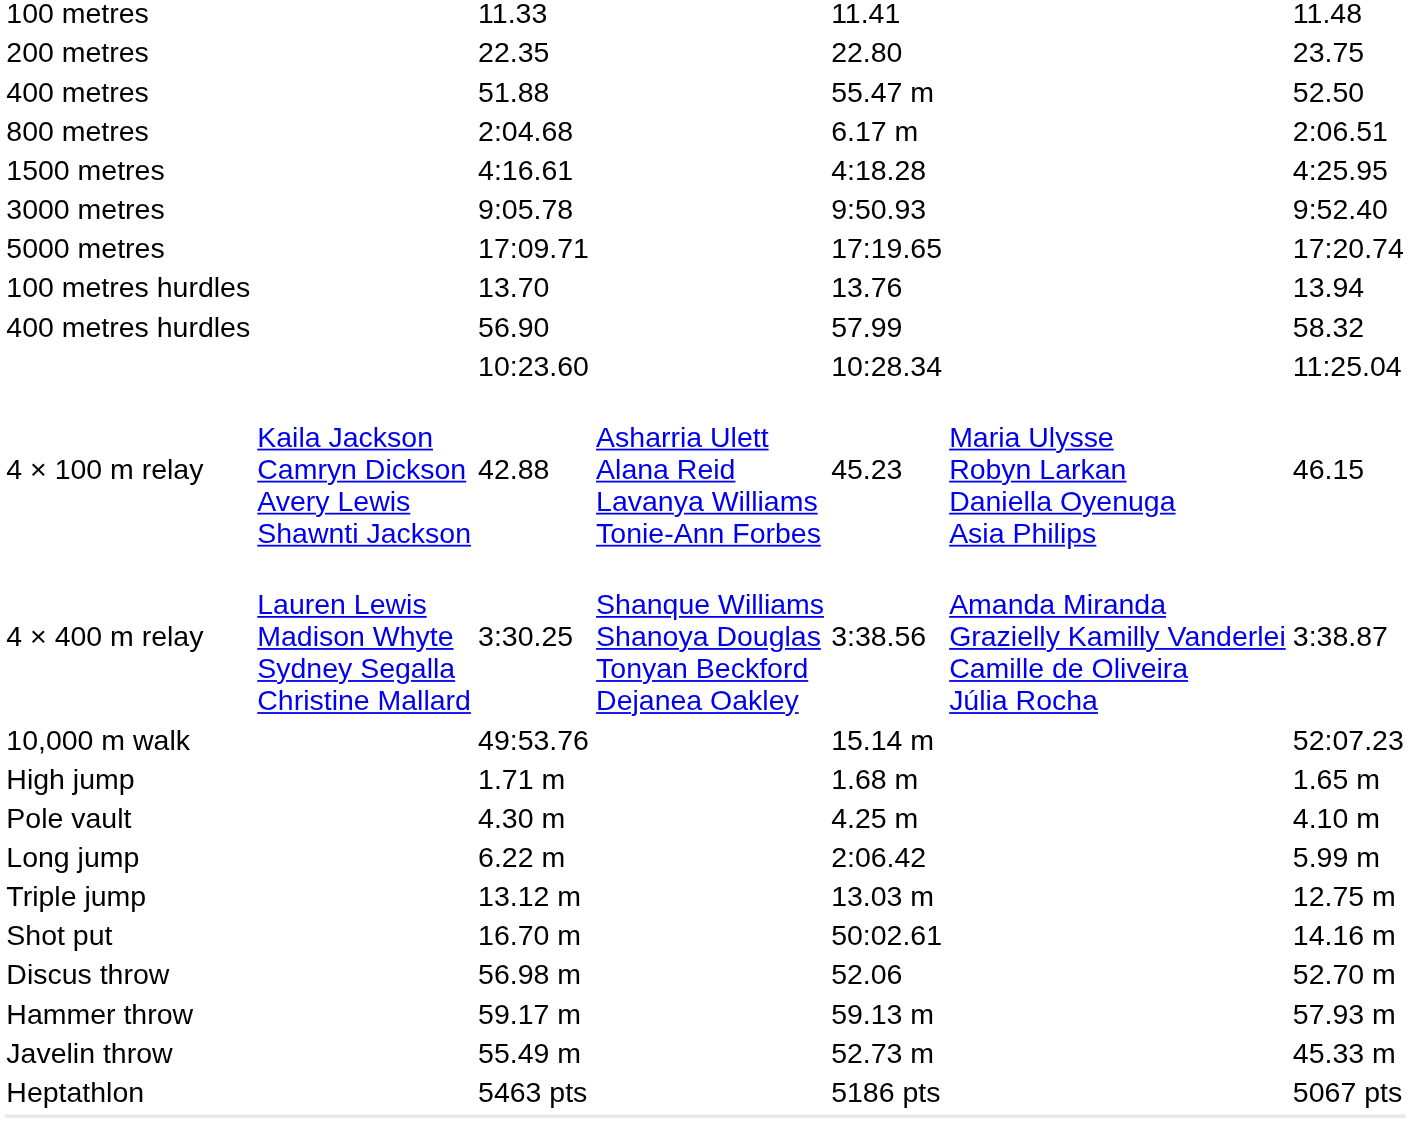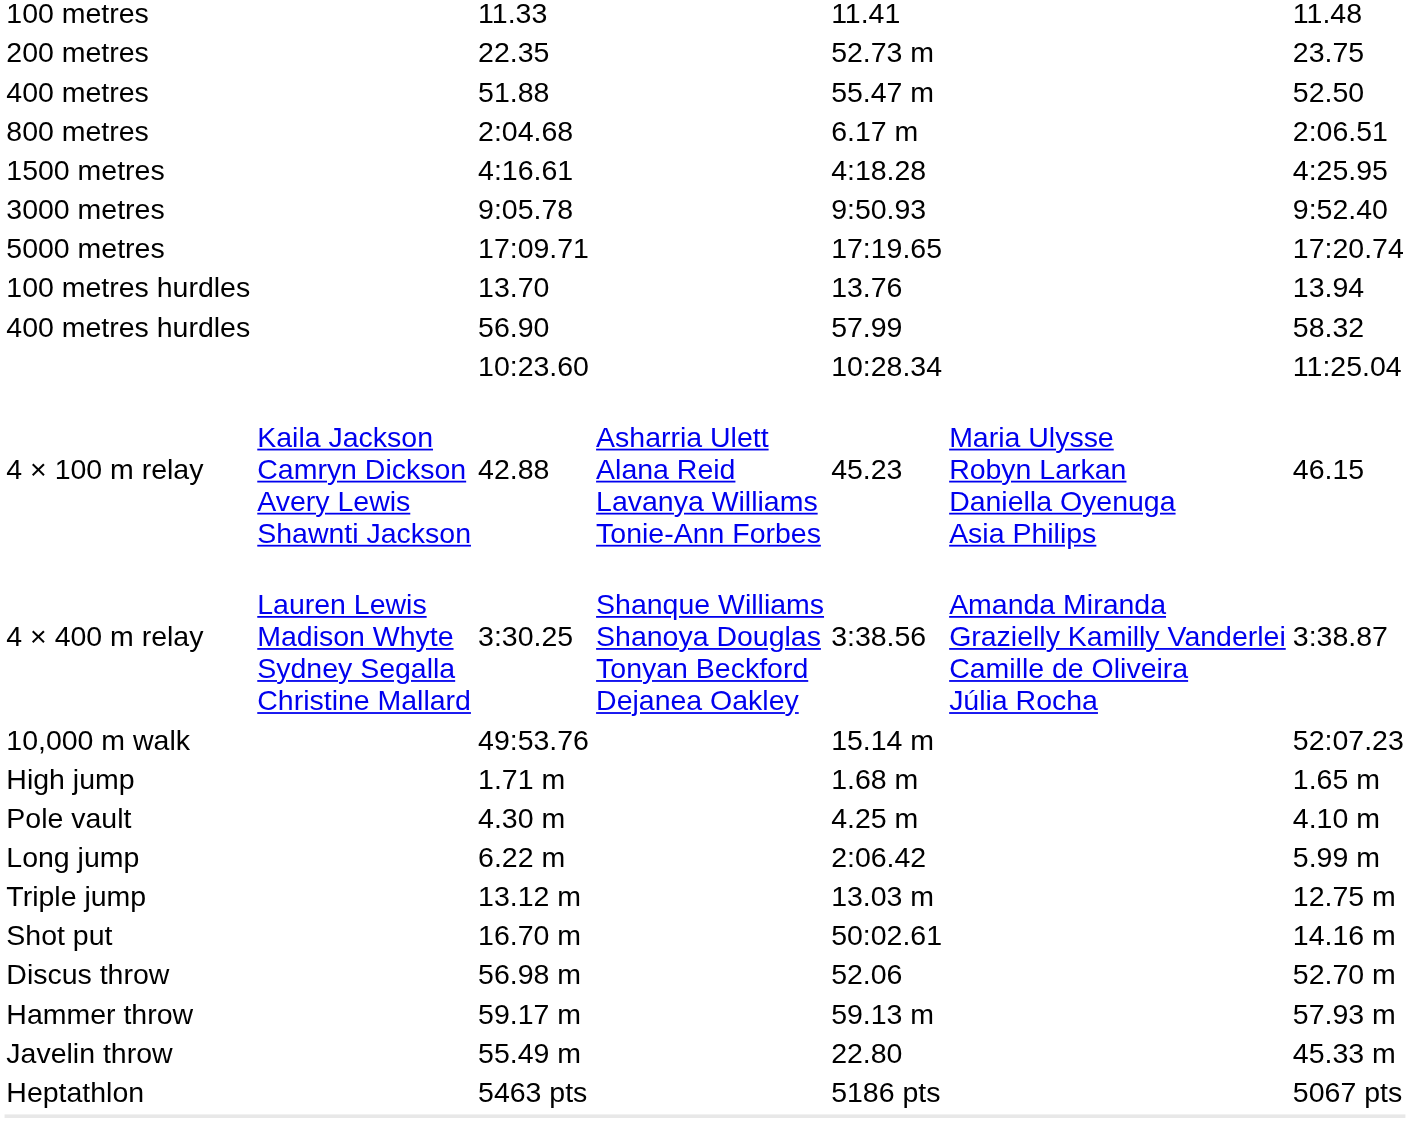(867, 53) 22.80 -> (883, 53) 52.73 m
(883, 1053) 52.73 m -> (867, 1053) 22.80
